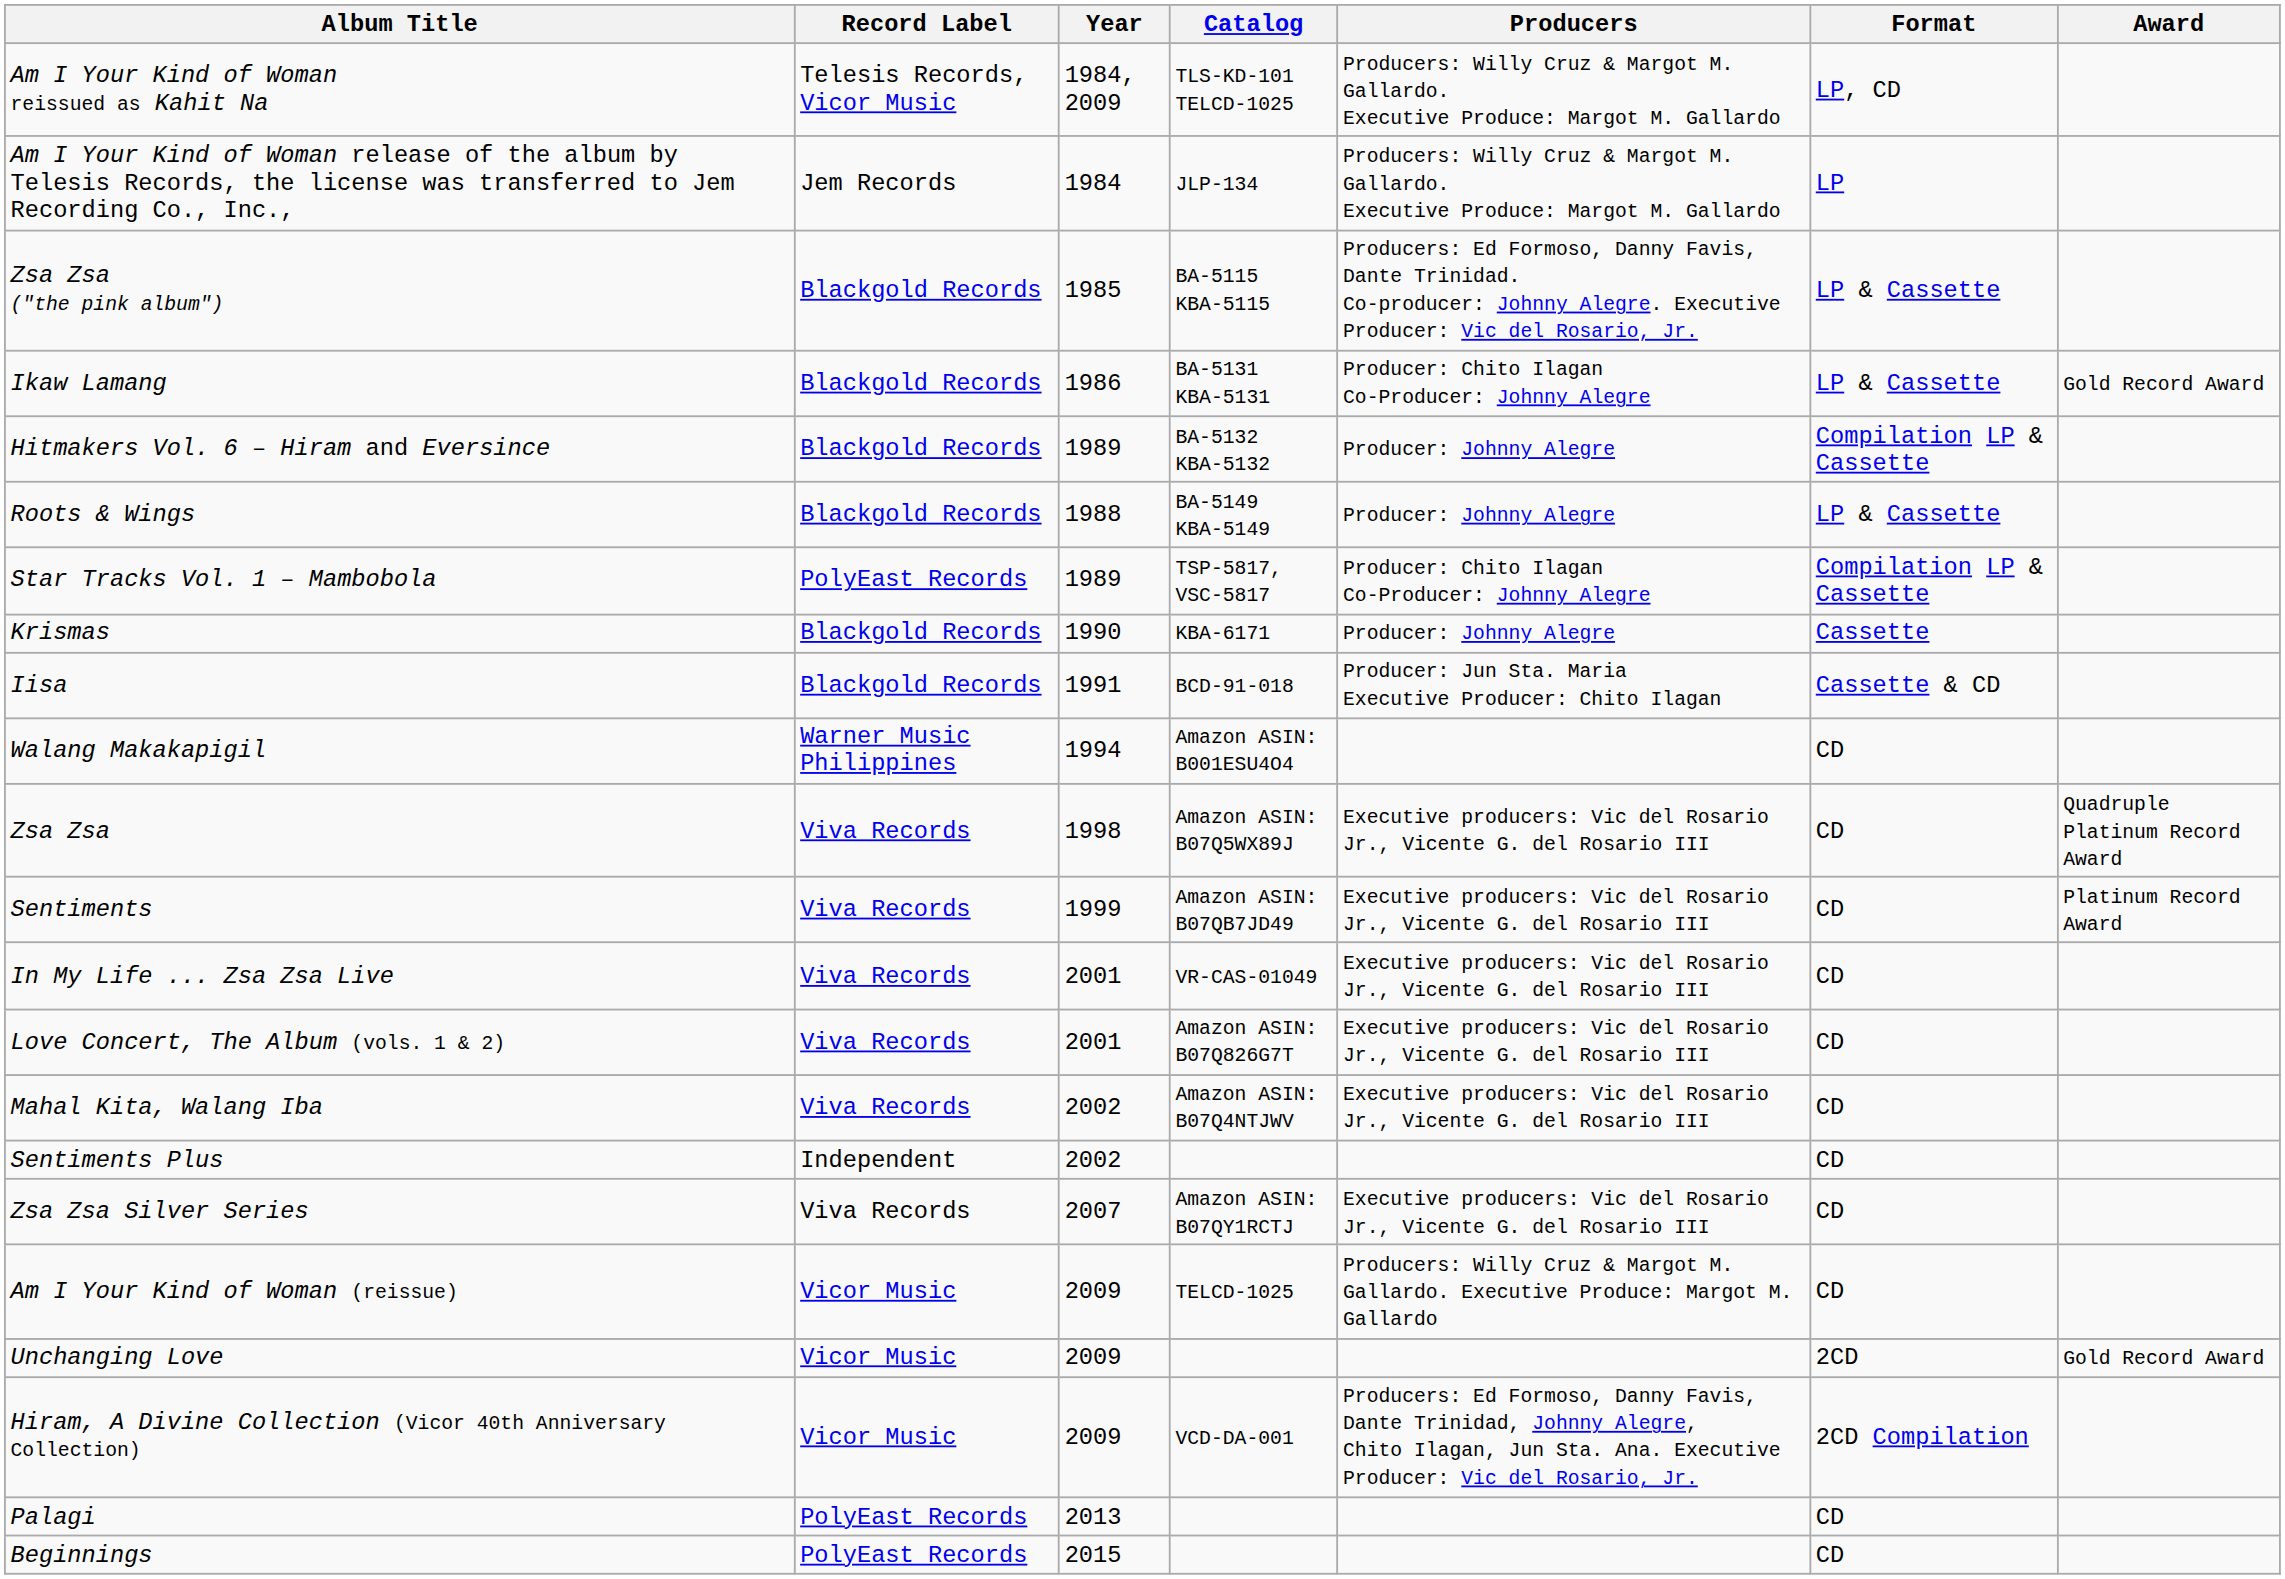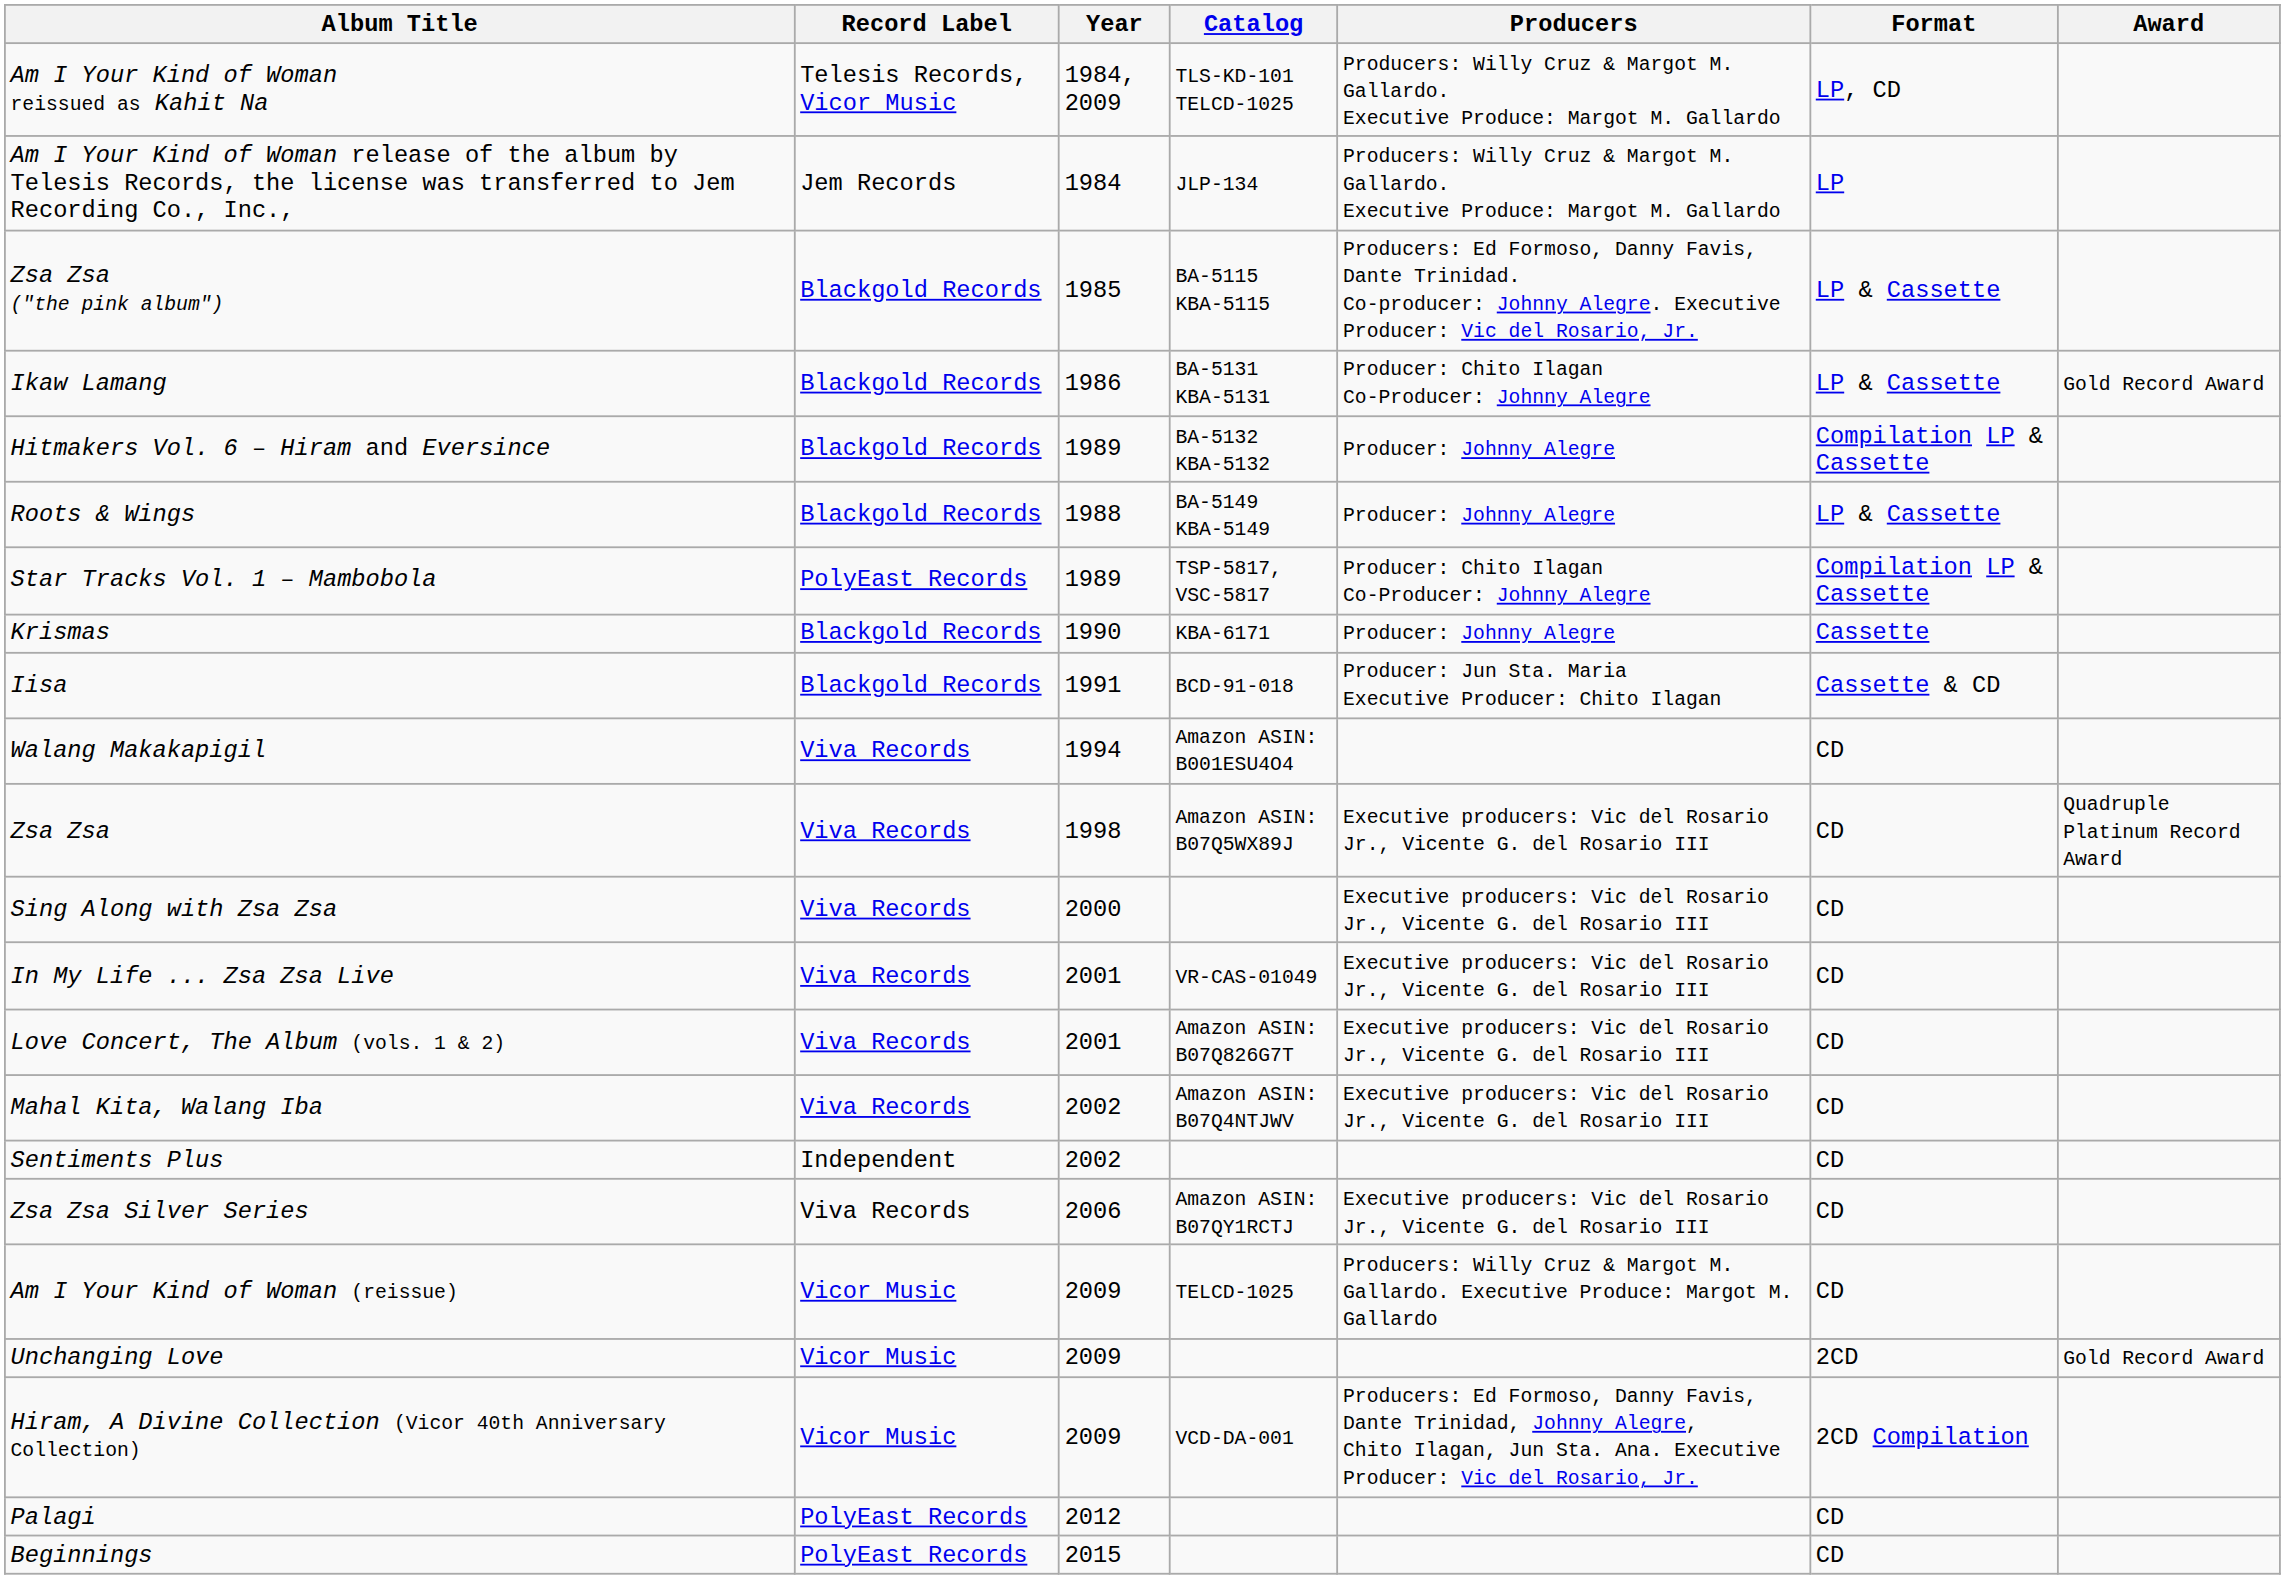(885, 751) Warner Music Philippines -> (885, 751) Viva Records
- row: (82, 910)
+ row: (174, 910)
(1093, 1212) 2007 -> (1093, 1212) 2006
(1093, 1516) 2013 -> (1093, 1516) 2012
